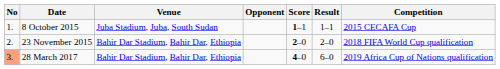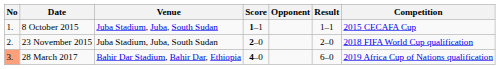columns swapped: (265, 12) <-> (299, 12)
(169, 42) Bahir Dar Stadium, Bahir Dar, Ethiopia -> (157, 42) Juba Stadium, Juba, South Sudan
